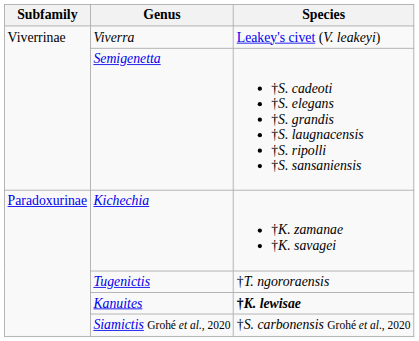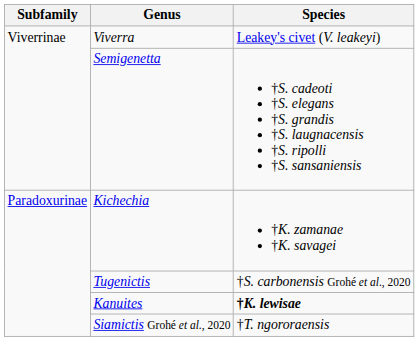(283, 281) †T. ngororaensis -> (324, 281) †S. carbonensis Grohé et al., 2020
(324, 325) †S. carbonensis Grohé et al., 2020 -> (283, 325) †T. ngororaensis
